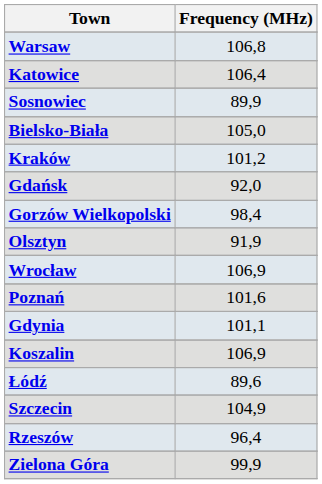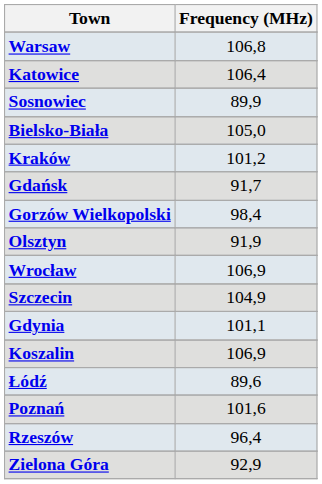(246, 185) 92,0 -> (246, 185) 91,7
rows swapped: (40, 409) <-> (36, 297)
(246, 465) 99,9 -> (246, 465) 92,9
